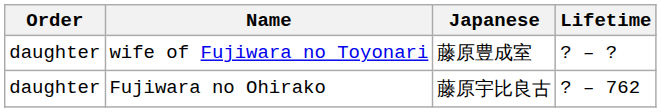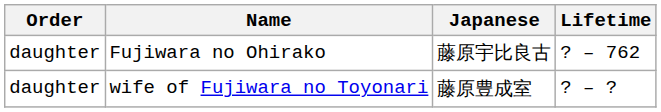rows swapped: (269, 53) <-> (218, 89)
